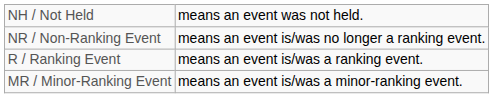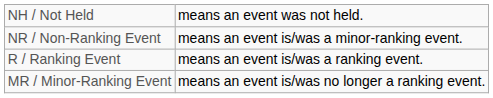(332, 38) means an event is/was no longer a ranking event. -> (320, 38) means an event is/was a minor-ranking event.
(320, 82) means an event is/was a minor-ranking event. -> (332, 82) means an event is/was no longer a ranking event.
